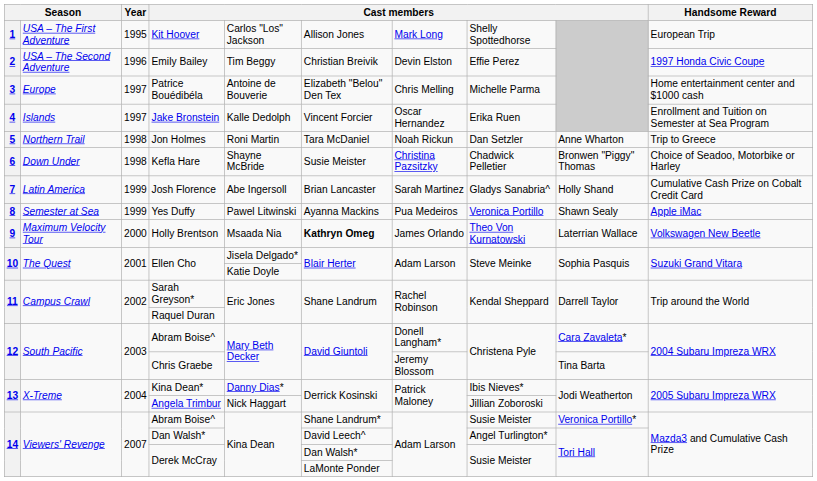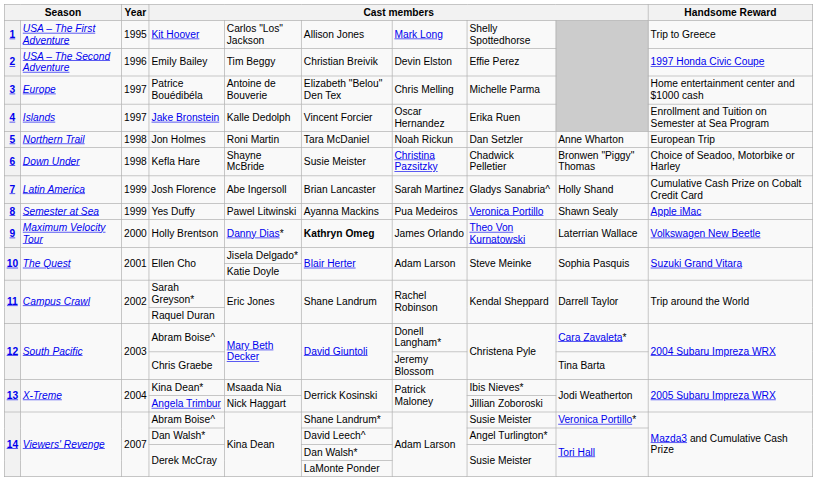(683, 34) European Trip -> (683, 34) Trip to Greece
(683, 139) Trip to Greece -> (683, 139) European Trip
(254, 233) Msaada Nia -> (255, 233) Danny Dias*
(255, 387) Danny Dias* -> (254, 387) Msaada Nia
